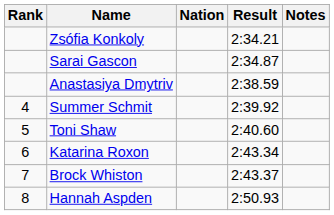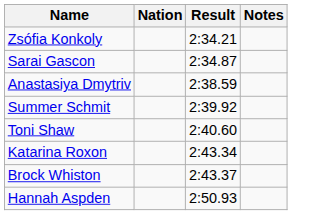- column: (25, 15)
